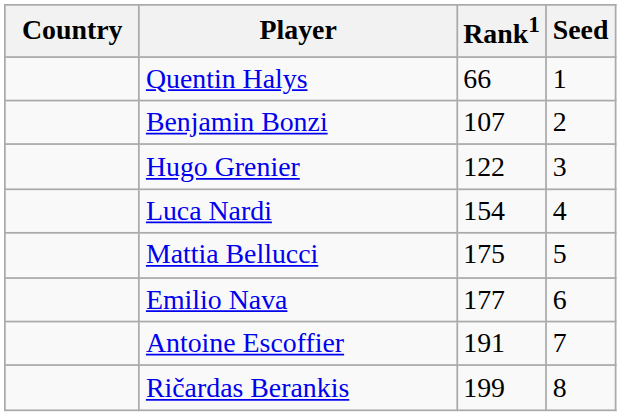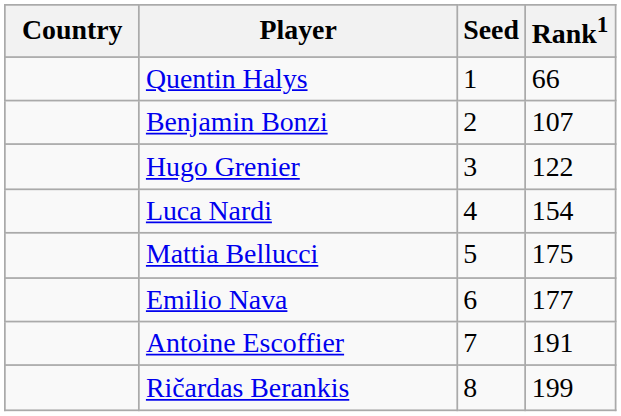columns swapped: (502, 30) <-> (581, 30)
